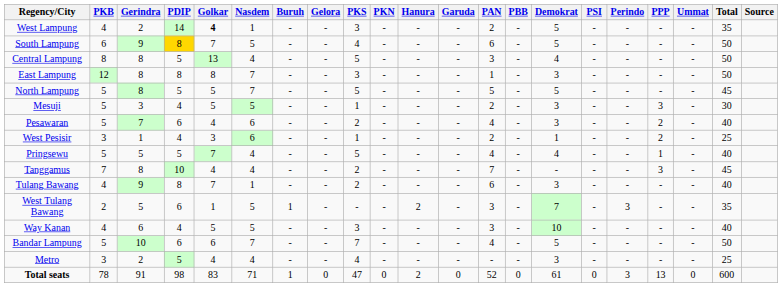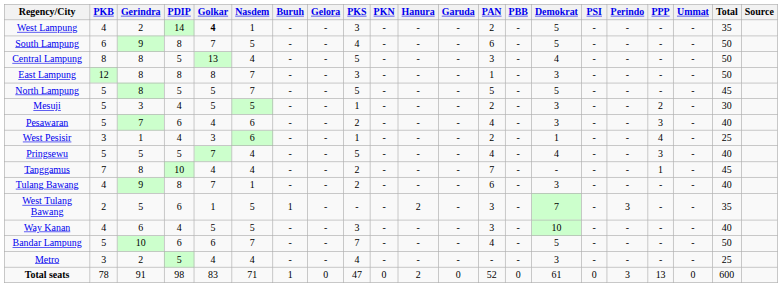(179, 43) gold background -> (179, 43) no background
(661, 106) 3 -> (661, 106) 2
(661, 122) 2 -> (661, 122) 3
(661, 138) 2 -> (661, 138) 4
(661, 153) 1 -> (661, 153) 3
(661, 169) 3 -> (661, 169) 1
